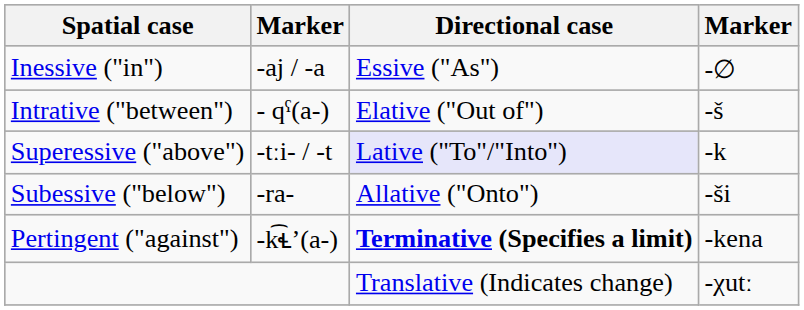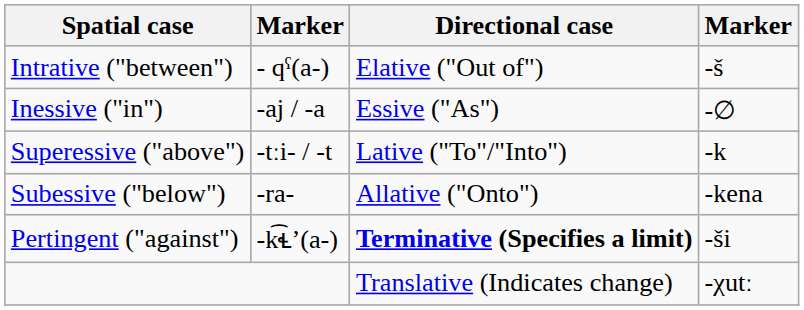rows swapped: (87, 67) <-> (122, 110)
(461, 151) lavender background -> (461, 151) no background
(718, 193) -ši -> (734, 193) -kena
(734, 238) -kena -> (718, 238) -ši
